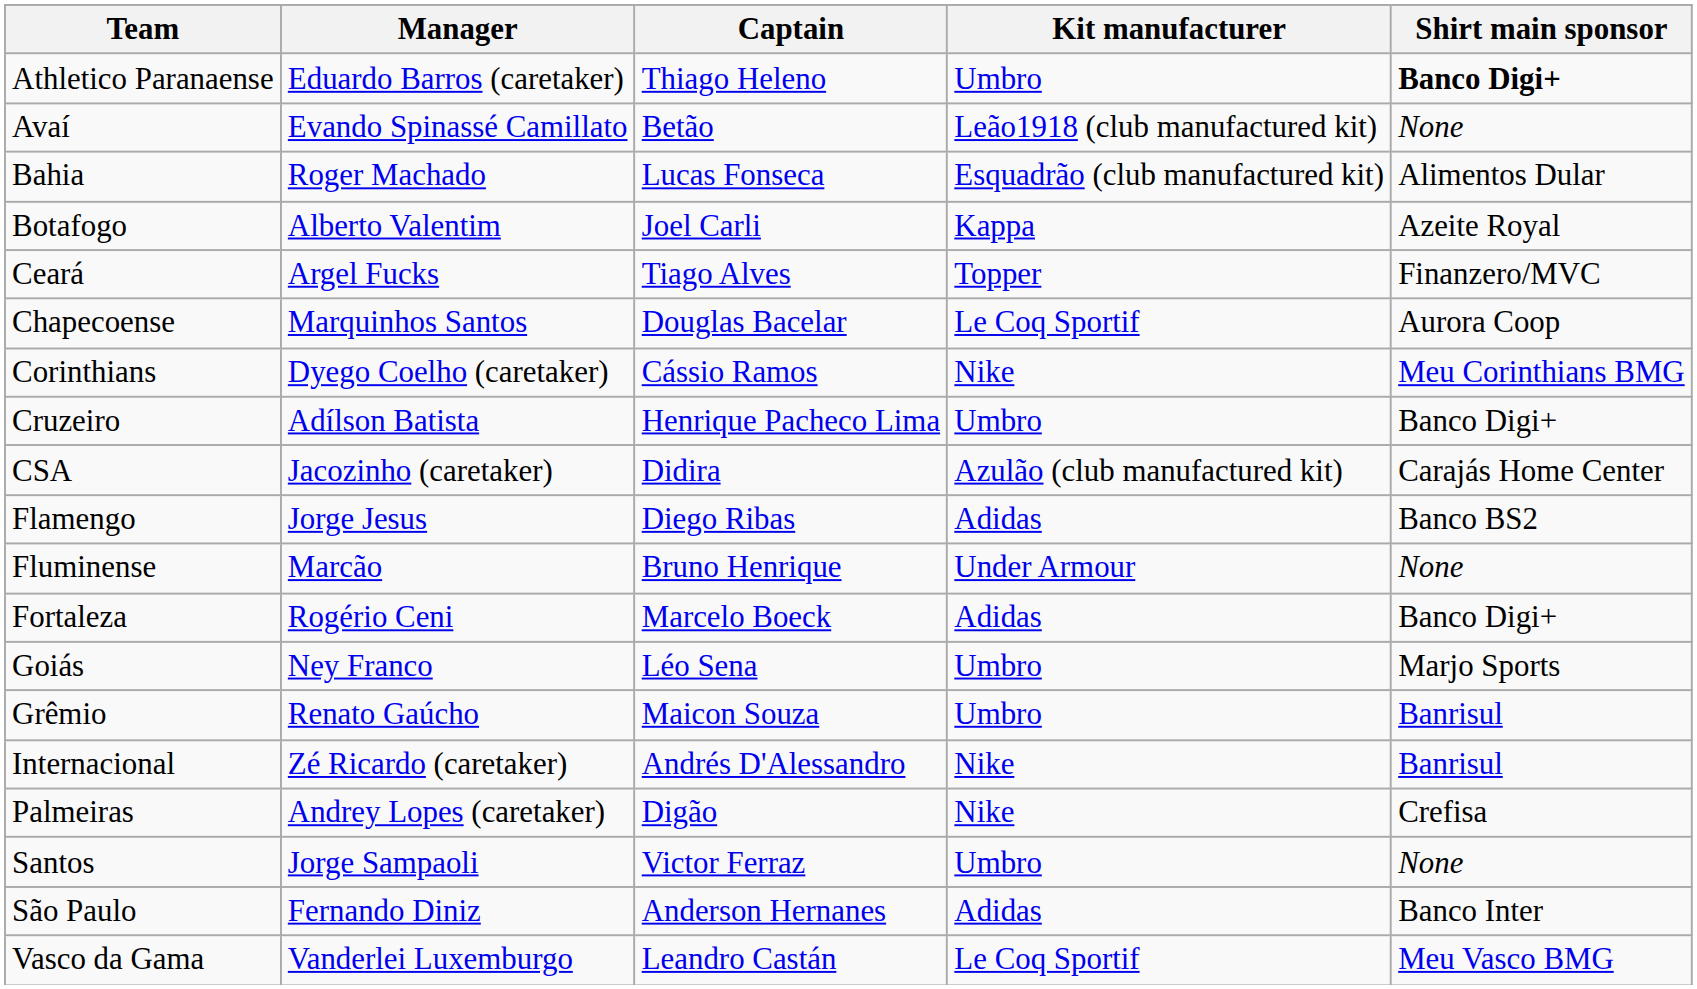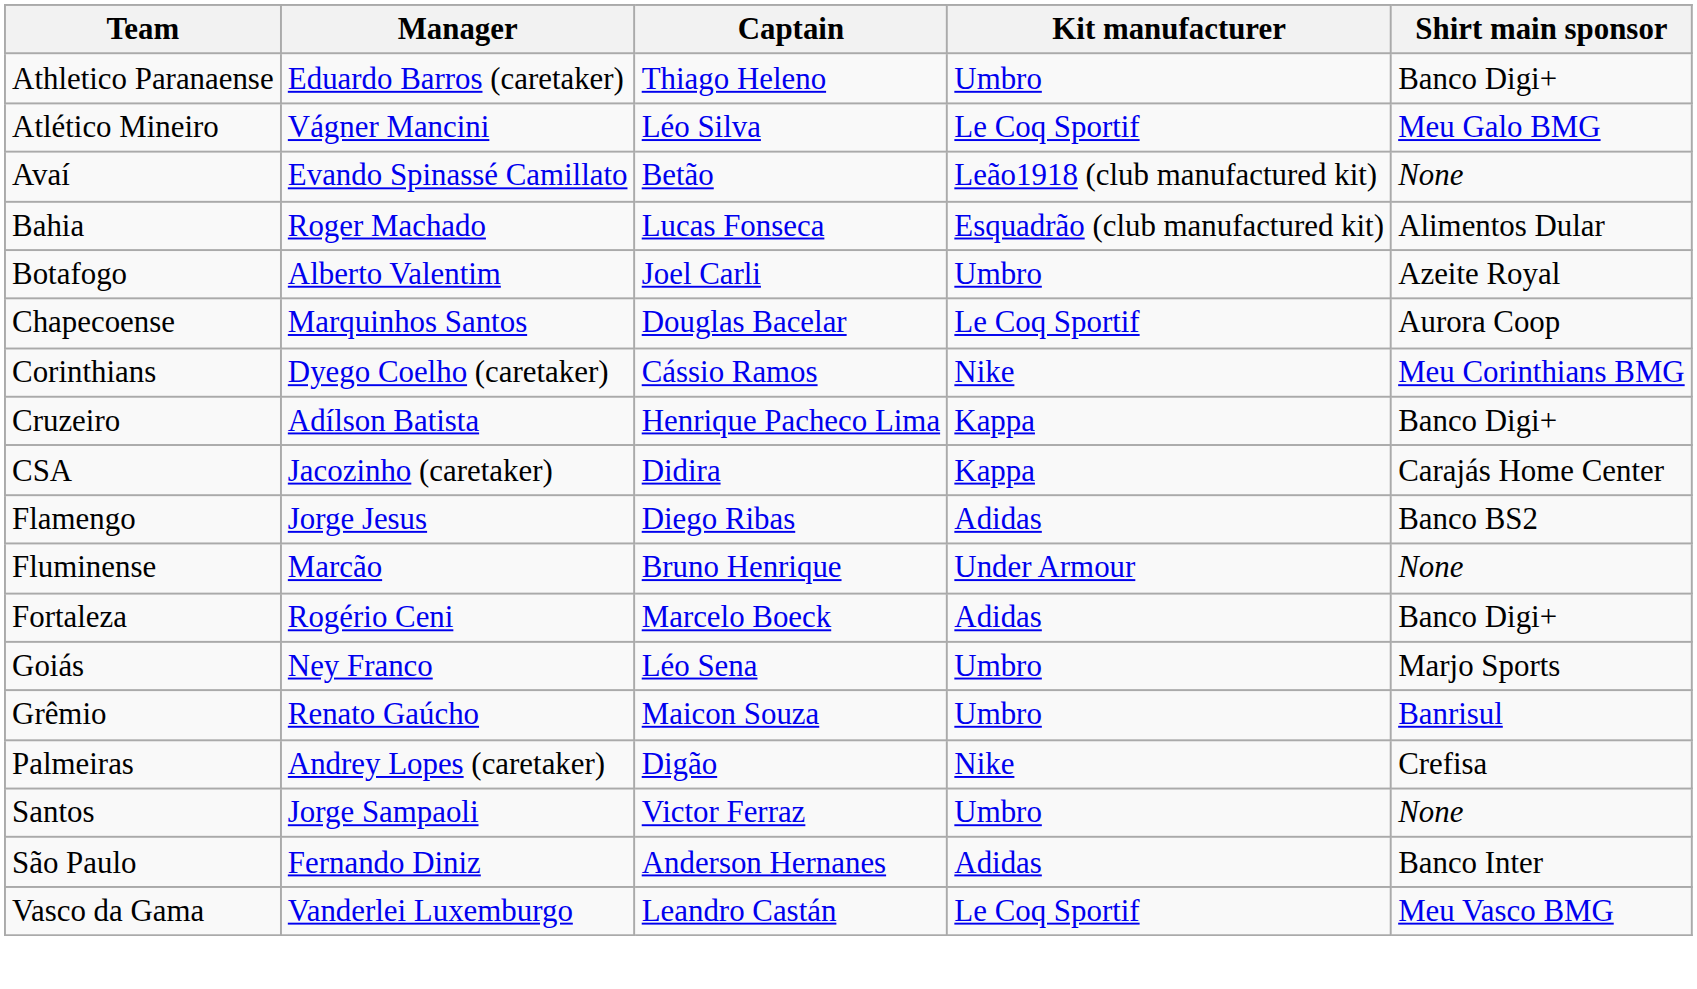(1479, 77) bold -> (1478, 77) normal
+ row: (115, 126)
(995, 224) Kappa -> (998, 273) Umbro
- row: (48, 273)
(998, 420) Umbro -> (995, 420) Kappa
(1149, 469) Azulão (club manufactured kit) -> (995, 469) Kappa
- row: (94, 763)
